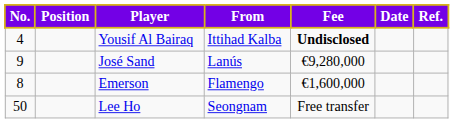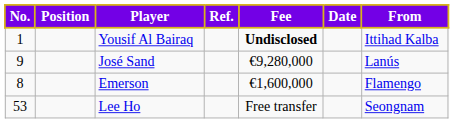columns swapped: (248, 16) <-> (431, 16)
(20, 39) 4 -> (20, 39) 1
(20, 106) 50 -> (20, 106) 53
